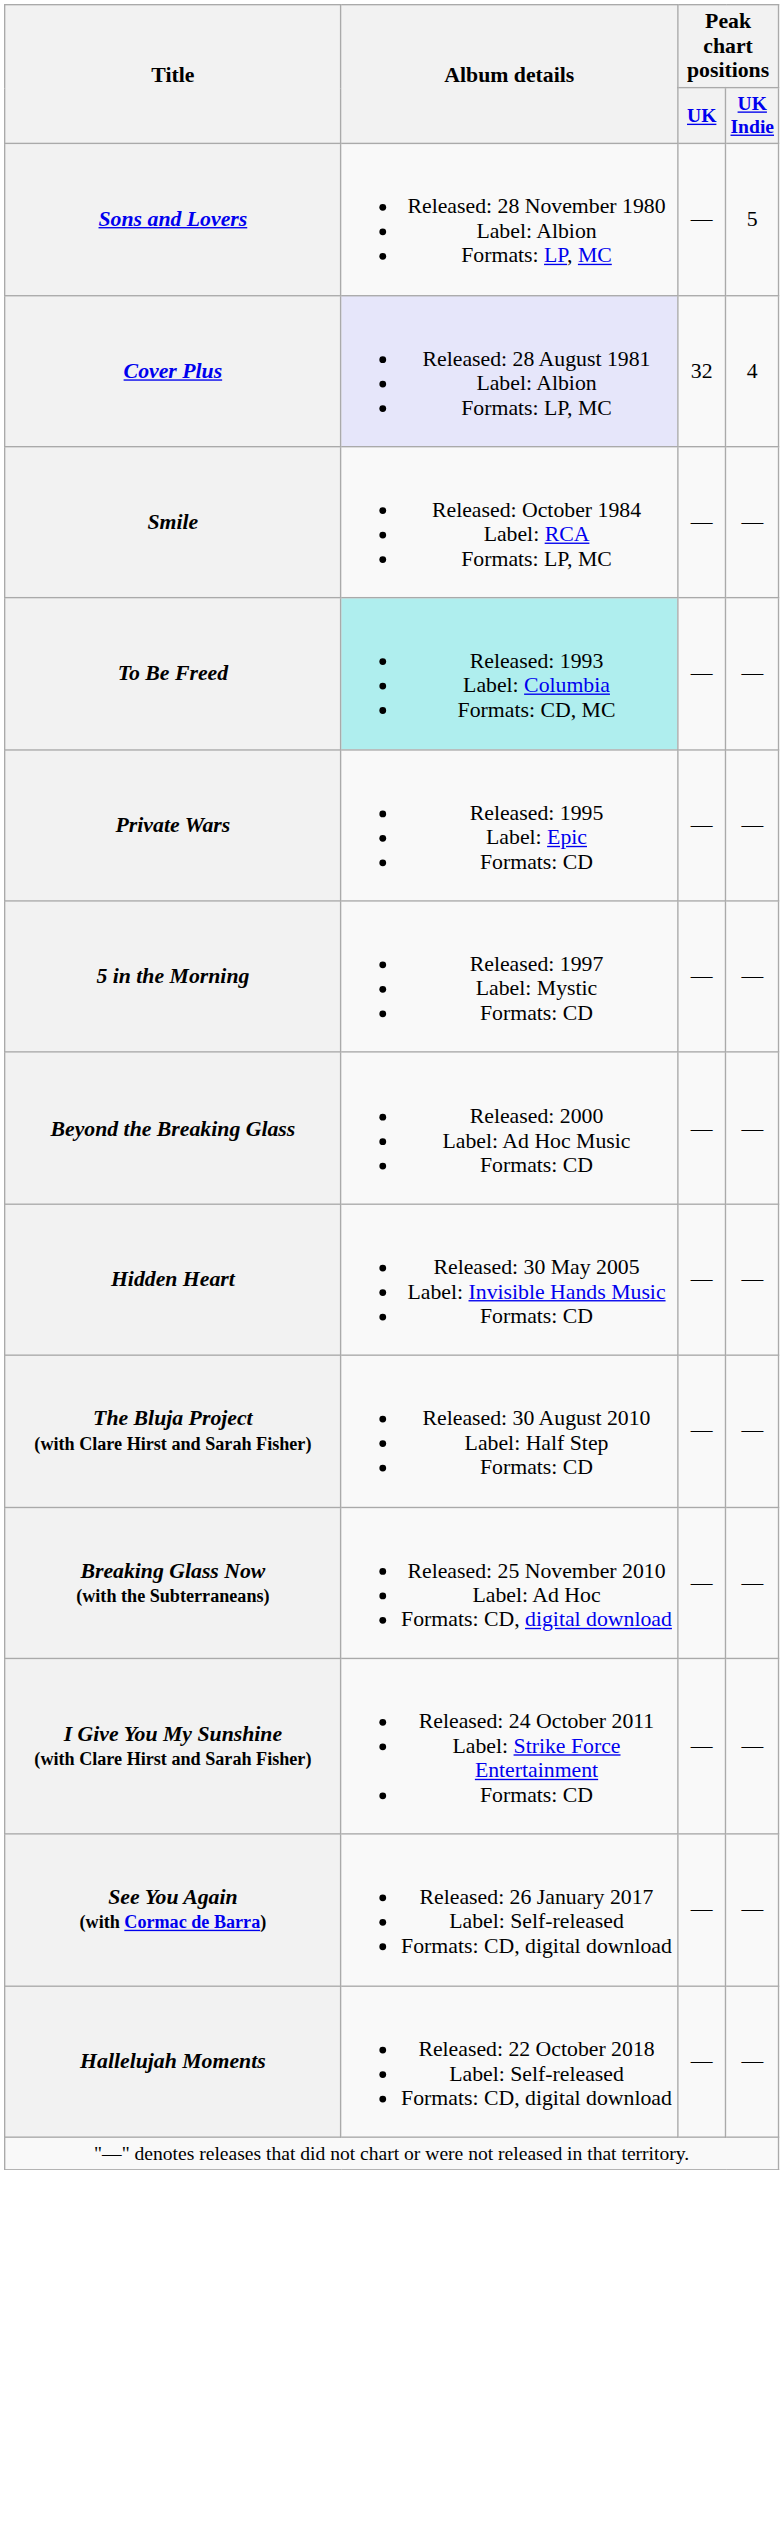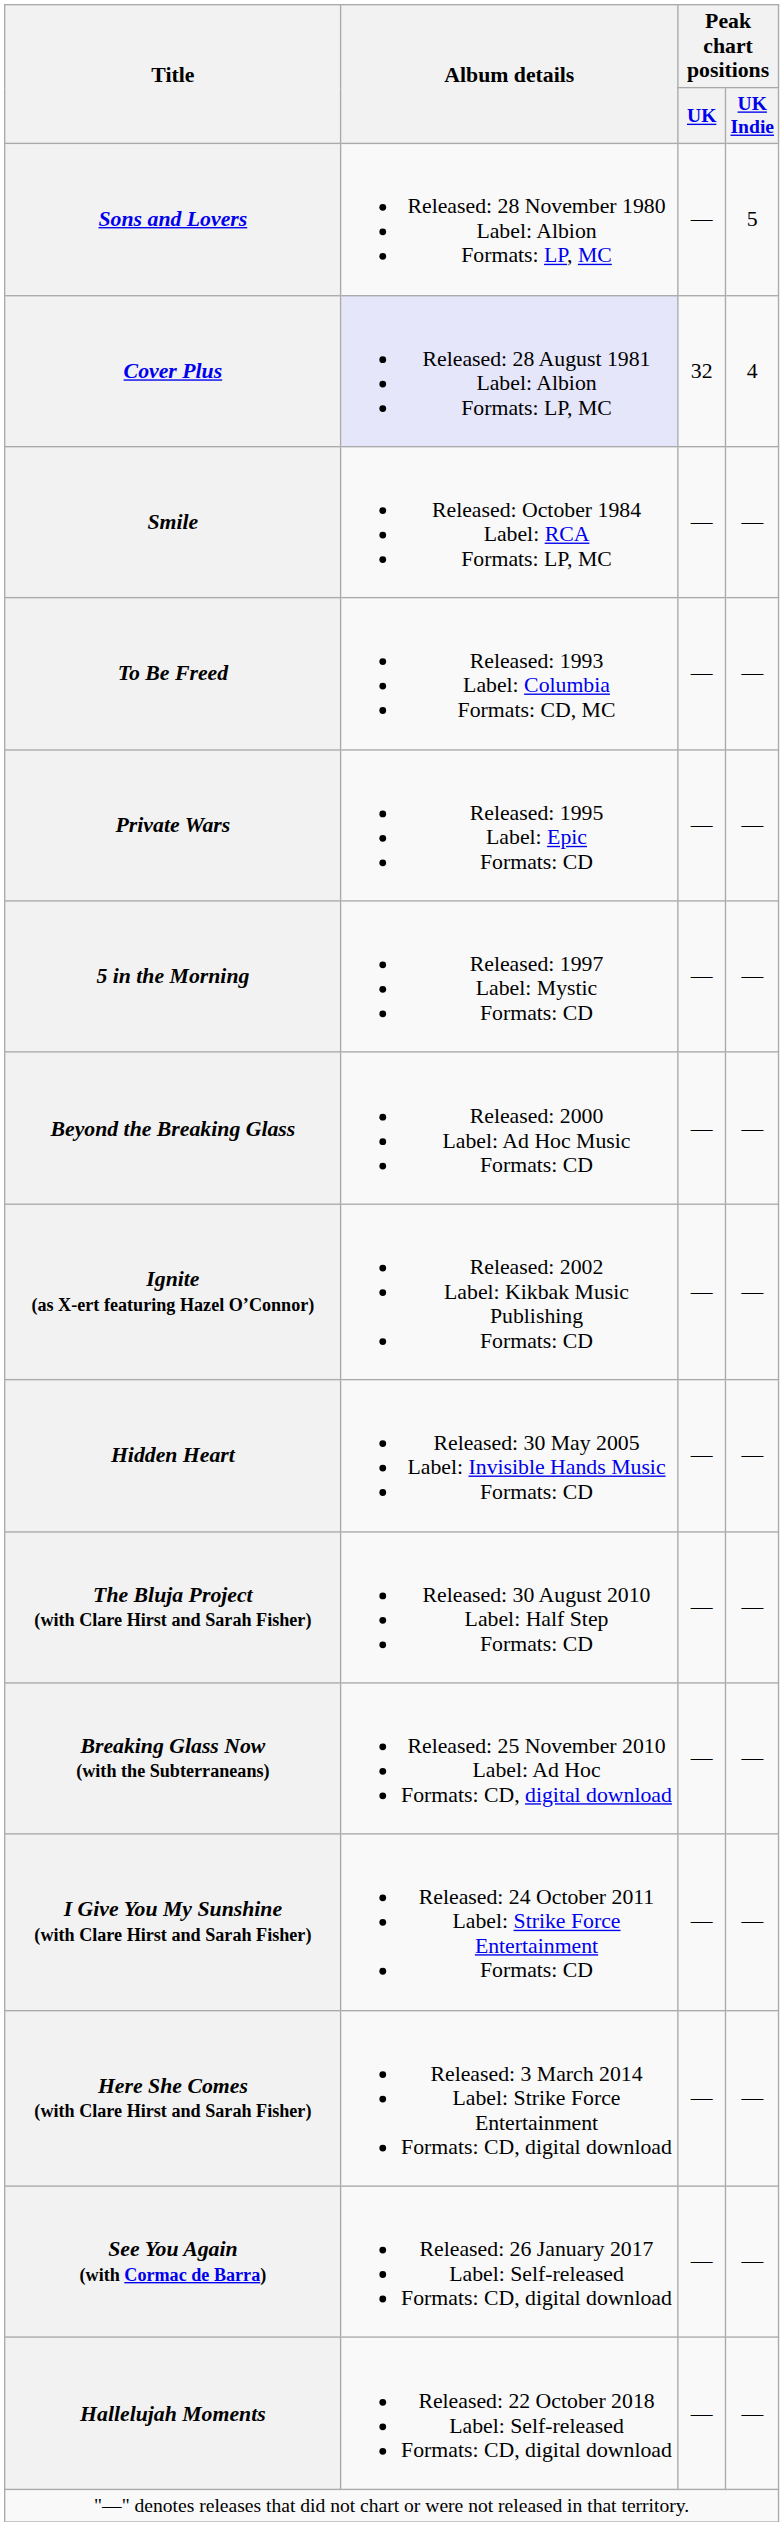(509, 686) paleturquoise background -> (509, 686) no background
+ row: (173, 1291)
+ row: (173, 2097)
